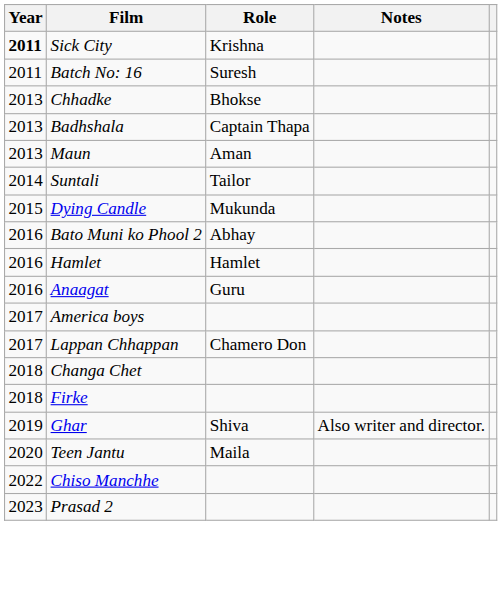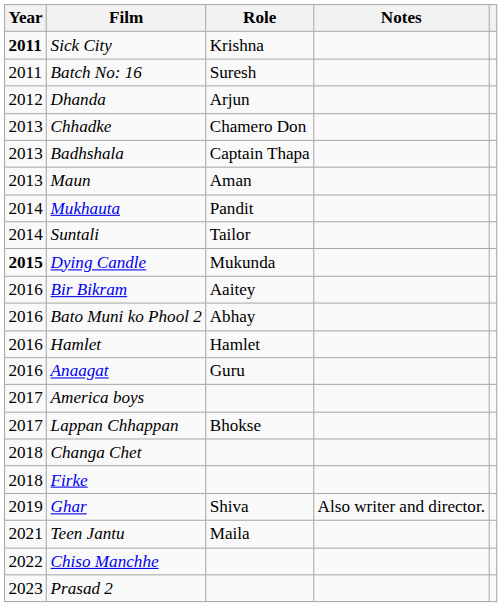+ row: (78, 99)
(235, 99) Bhokse -> (258, 126) Chamero Don
+ row: (85, 208)
(26, 208) normal -> (26, 262) bold
+ row: (89, 289)
(258, 343) Chamero Don -> (235, 425) Bhokse
(26, 452) 2020 -> (26, 533) 2021
